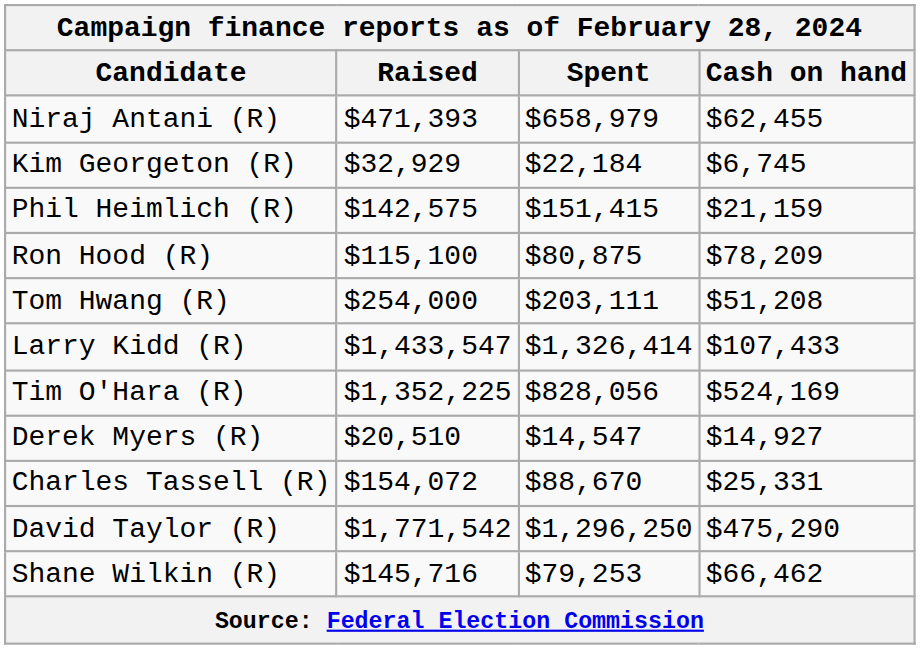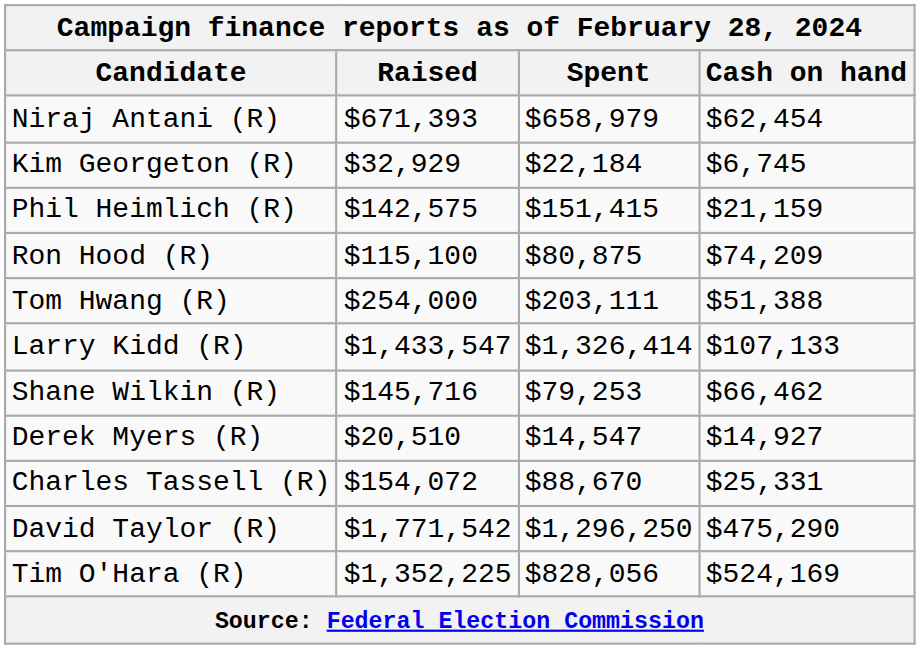(411, 119) $471,393 -> (411, 119) $671,393
(765, 119) $62,455 -> (765, 119) $62,454
(765, 256) $78,209 -> (765, 256) $74,209
(765, 301) $51,208 -> (765, 301) $51,388
(773, 347) $107,433 -> (773, 347) $107,133
rows swapped: (129, 392) <-> (146, 574)
